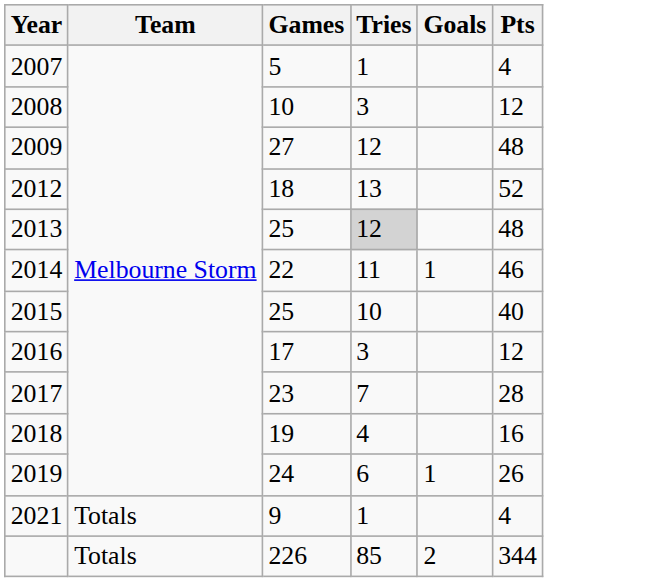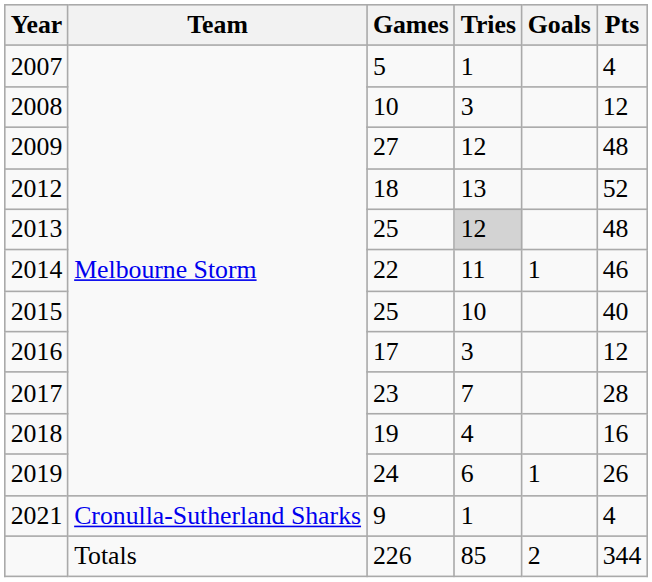(105, 515) Totals -> (218, 515) Cronulla-Sutherland Sharks
